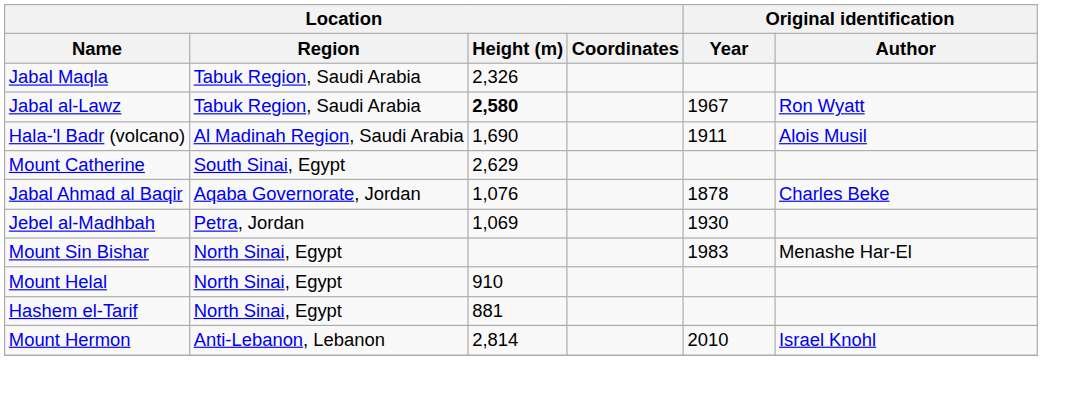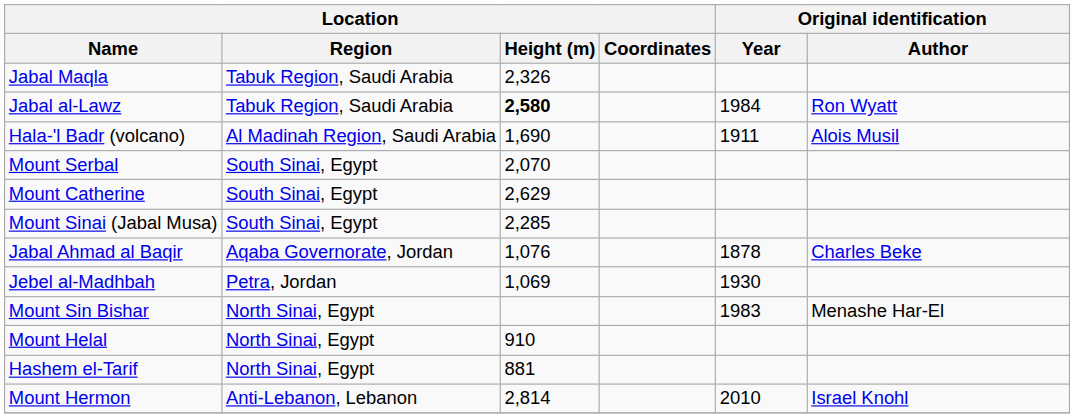(708, 106) 1967 -> (740, 106) 1984
+ row: (64, 164)
+ row: (113, 223)
